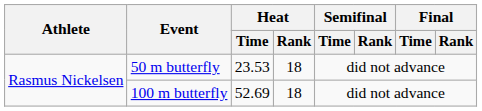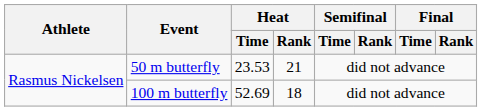(294, 67) 18 -> (294, 67) 21
